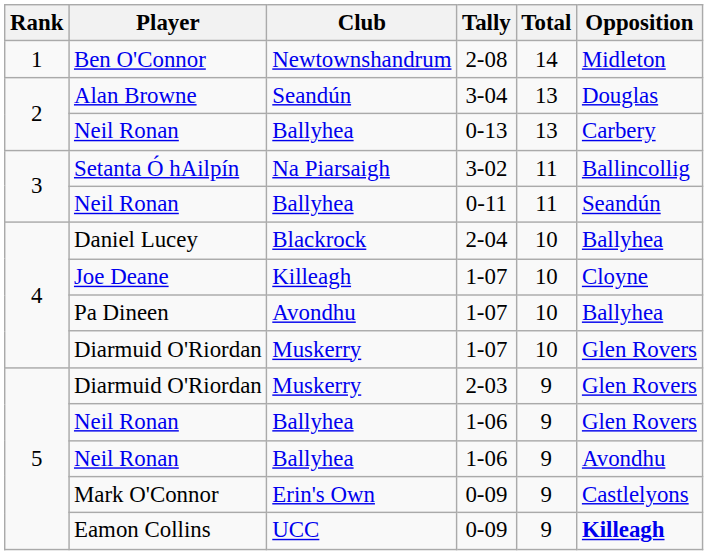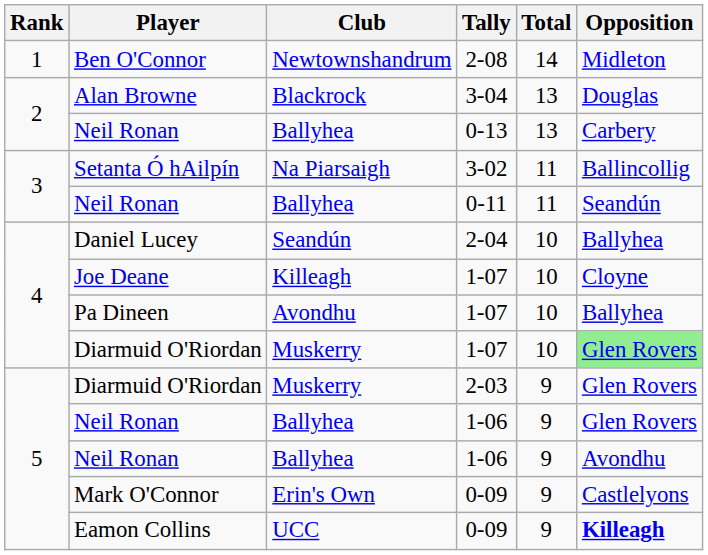(312, 95) Seandún -> (319, 95) Blackrock
(319, 240) Blackrock -> (312, 240) Seandún
(639, 349) no background -> (639, 349) lightgreen background
